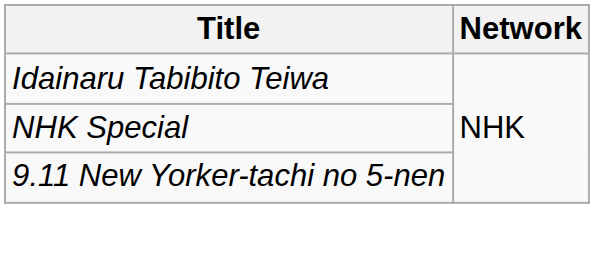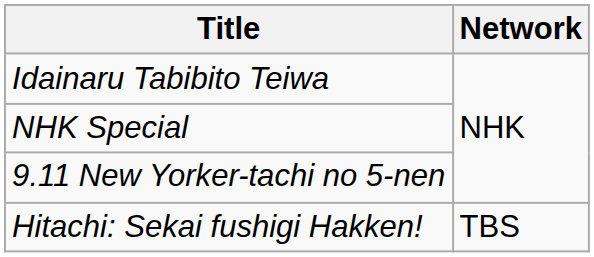+ row: (217, 226)
